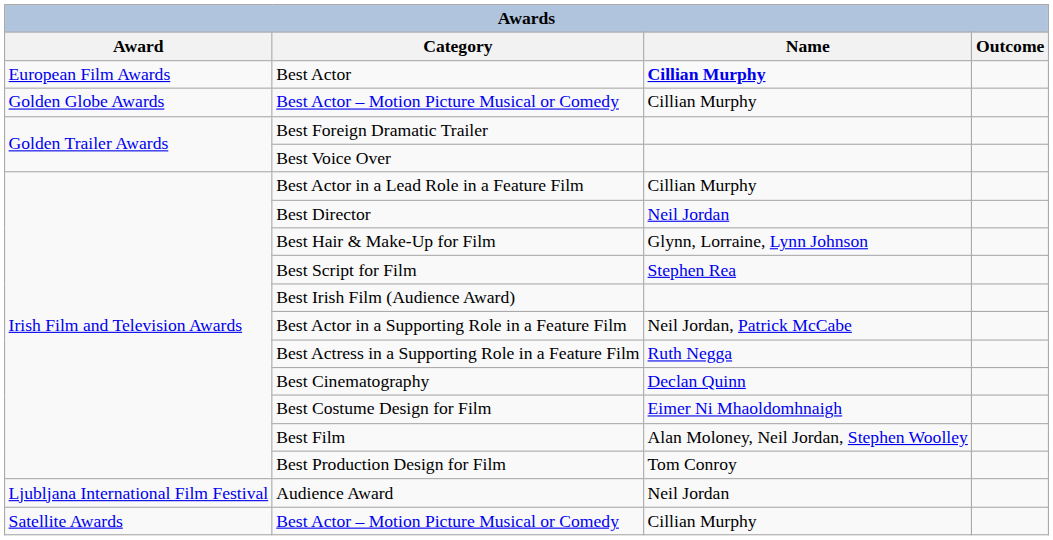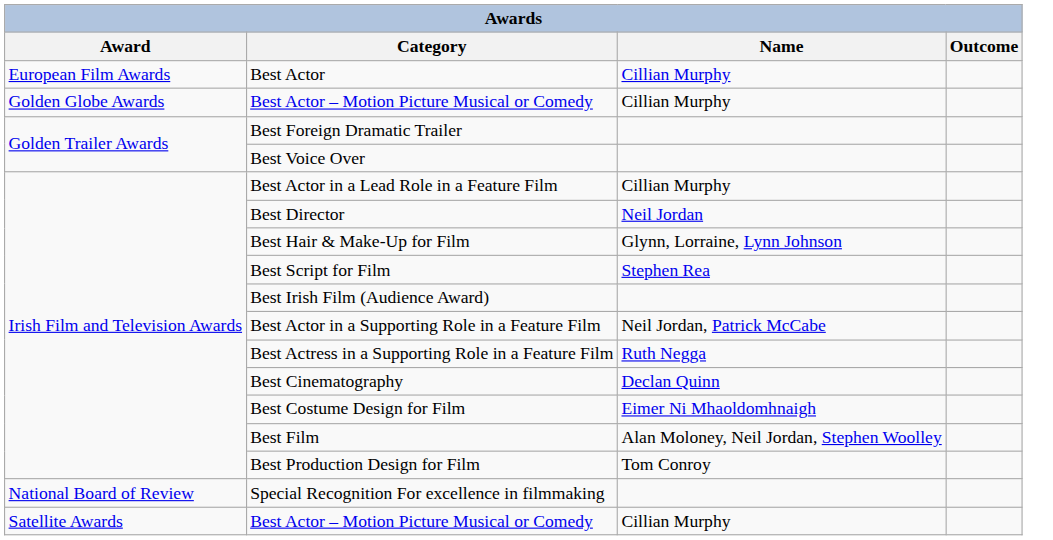(707, 74) bold -> (676, 74) normal
- row: (138, 492)
+ row: (101, 492)
